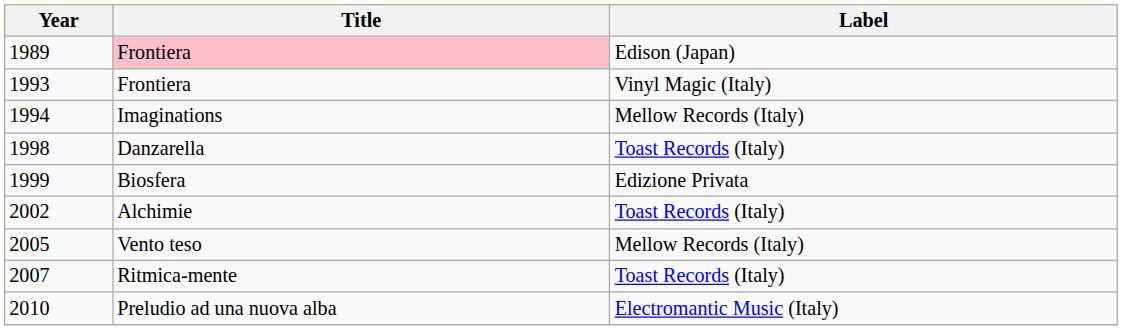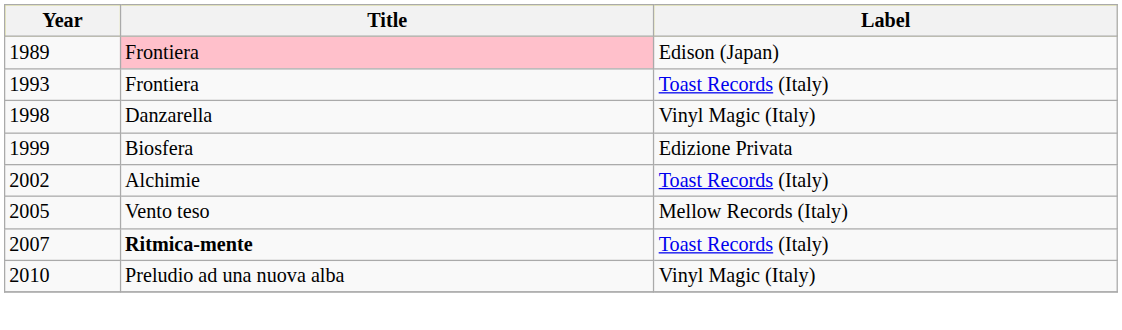(693, 84) Vinyl Magic (Italy) -> (744, 84) Toast Records (Italy)
- row: (29, 116)
(700, 148) Toast Records (Italy) -> (737, 116) Vinyl Magic (Italy)
(177, 276) normal -> (189, 244) bold
(727, 308) Electromantic Music (Italy) -> (737, 276) Vinyl Magic (Italy)
